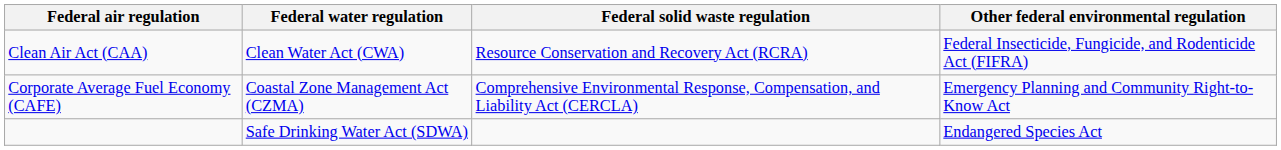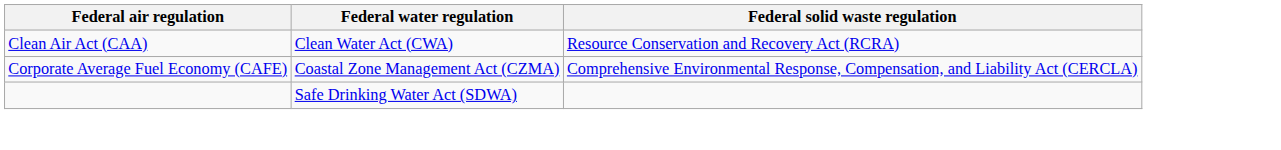- column: (1108, 17)
